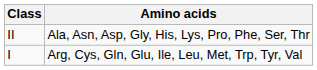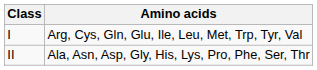rows swapped: (9, 55) <-> (11, 34)
